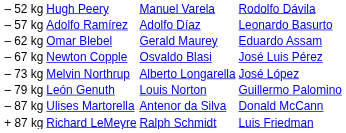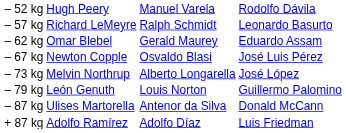(87, 25) Adolfo Ramírez -> (91, 25) Richard LeMeyre
(170, 25) Adolfo Díaz -> (178, 25) Ralph Schmidt
(91, 122) Richard LeMeyre -> (87, 122) Adolfo Ramírez
(178, 122) Ralph Schmidt -> (170, 122) Adolfo Díaz
